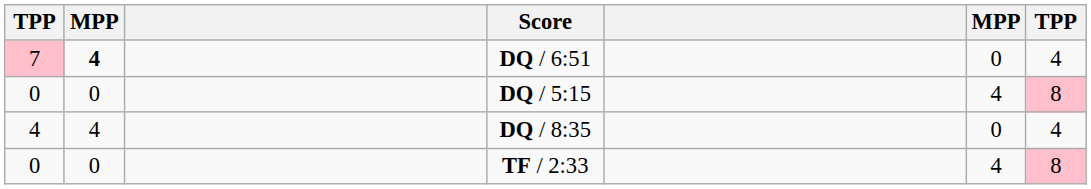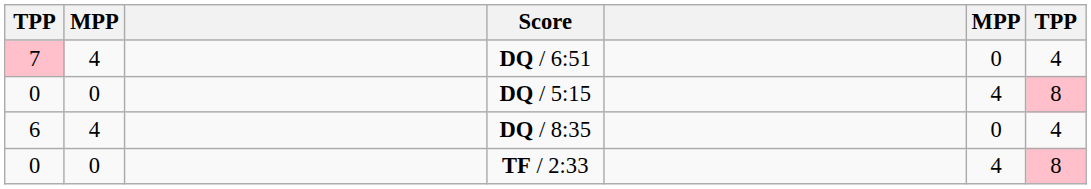(94, 58) bold -> (94, 58) normal
(35, 129) 4 -> (35, 129) 6
